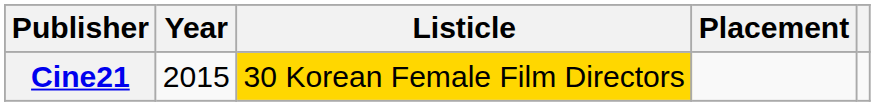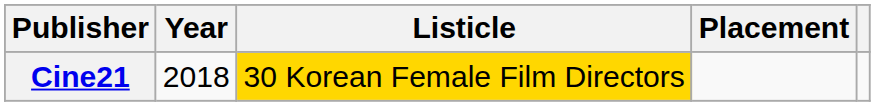(196, 76) 2015 -> (196, 76) 2018
